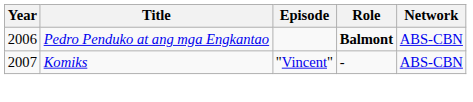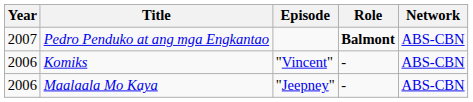(22, 39) 2006 -> (22, 39) 2007
(22, 62) 2007 -> (22, 62) 2006
+ row: (101, 85)
